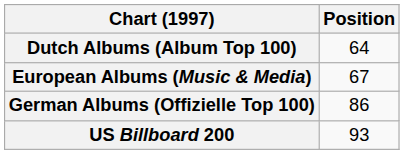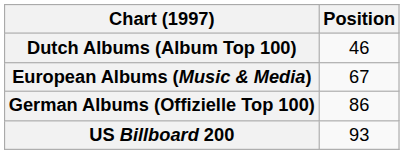(359, 47) 64 -> (359, 47) 46
